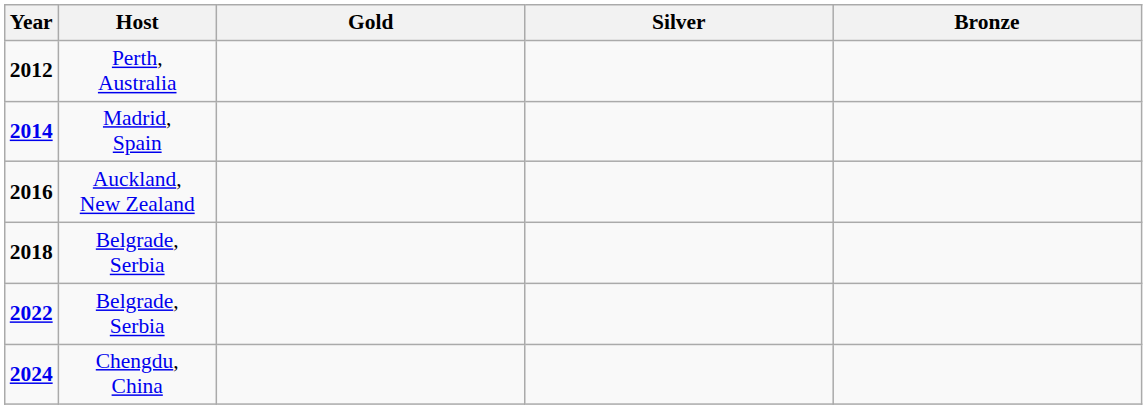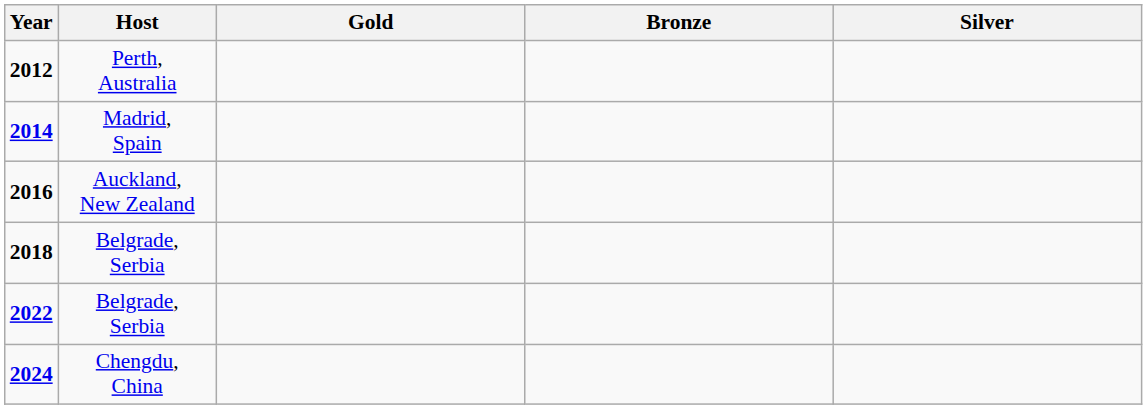columns swapped: (679, 22) <-> (987, 22)
